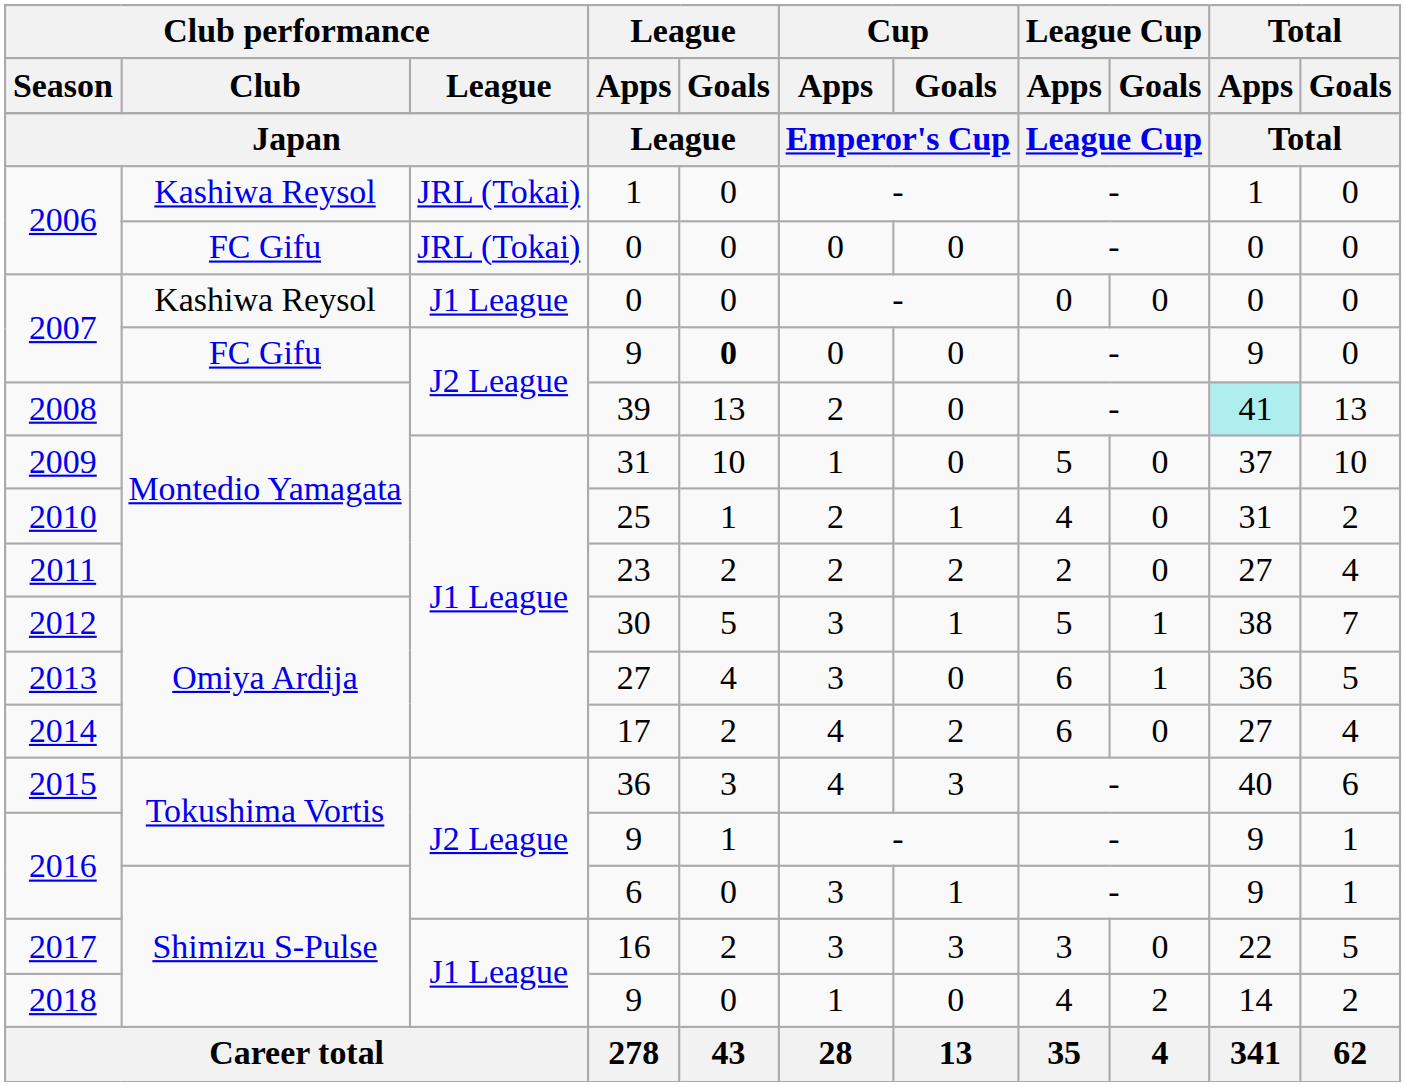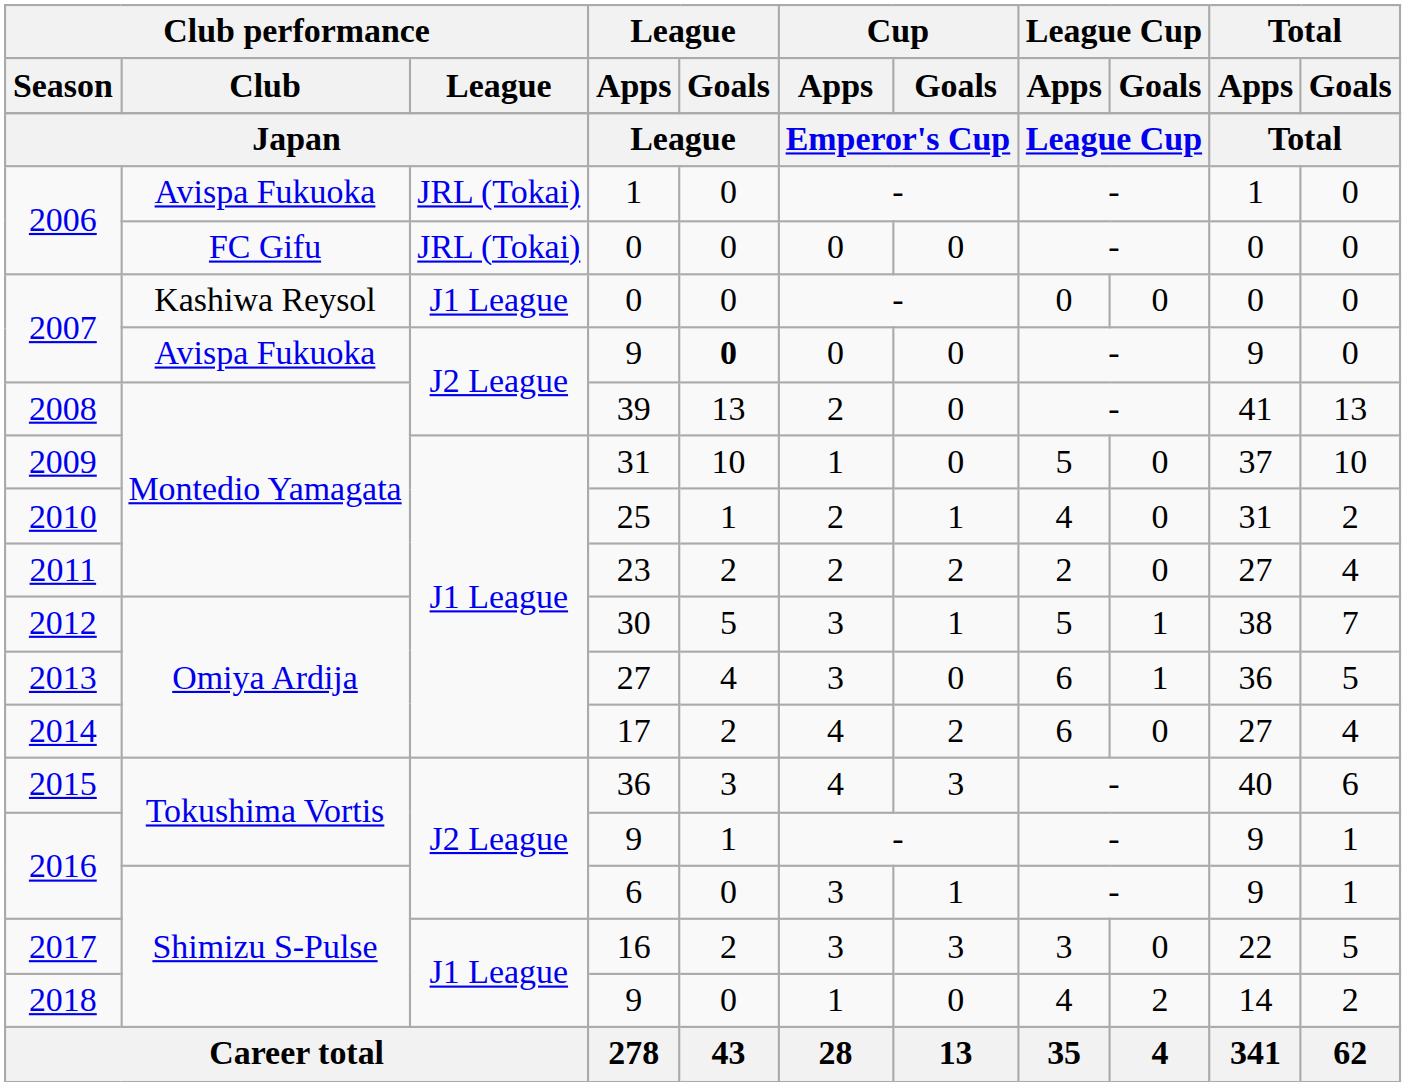(265, 192) Kashiwa Reysol -> (265, 192) Avispa Fukuoka
(265, 354) FC Gifu -> (265, 354) Avispa Fukuoka
(1255, 407) paleturquoise background -> (1255, 407) no background
